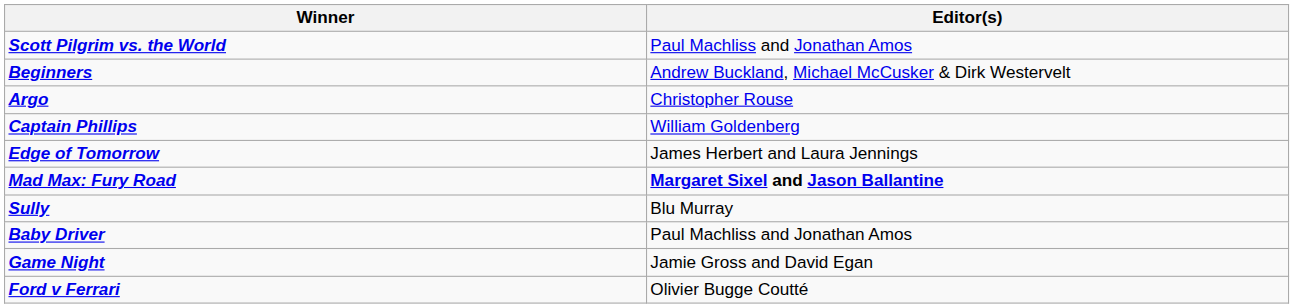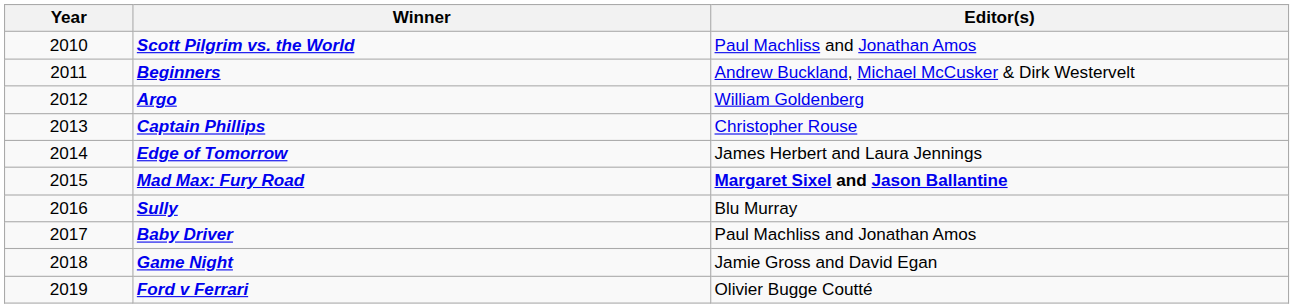+ column: (69, 18)
(722, 99) Christopher Rouse -> (789, 99) William Goldenberg
(725, 126) William Goldenberg -> (786, 126) Christopher Rouse
